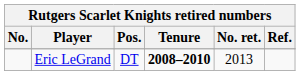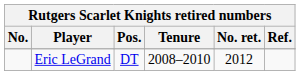(179, 59) bold -> (179, 59) normal
(239, 59) 2013 -> (239, 59) 2012
